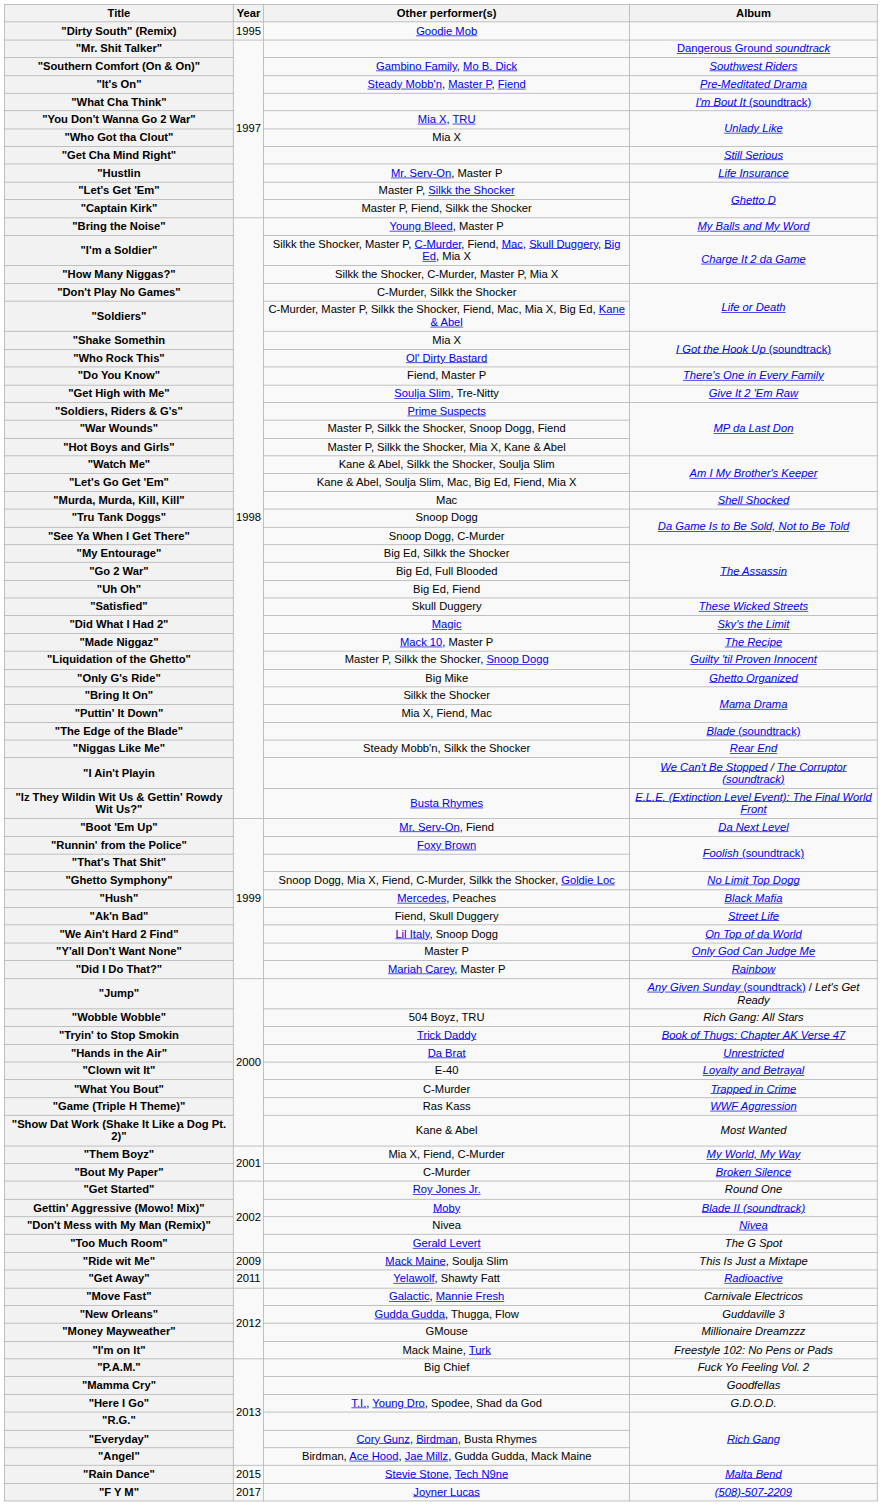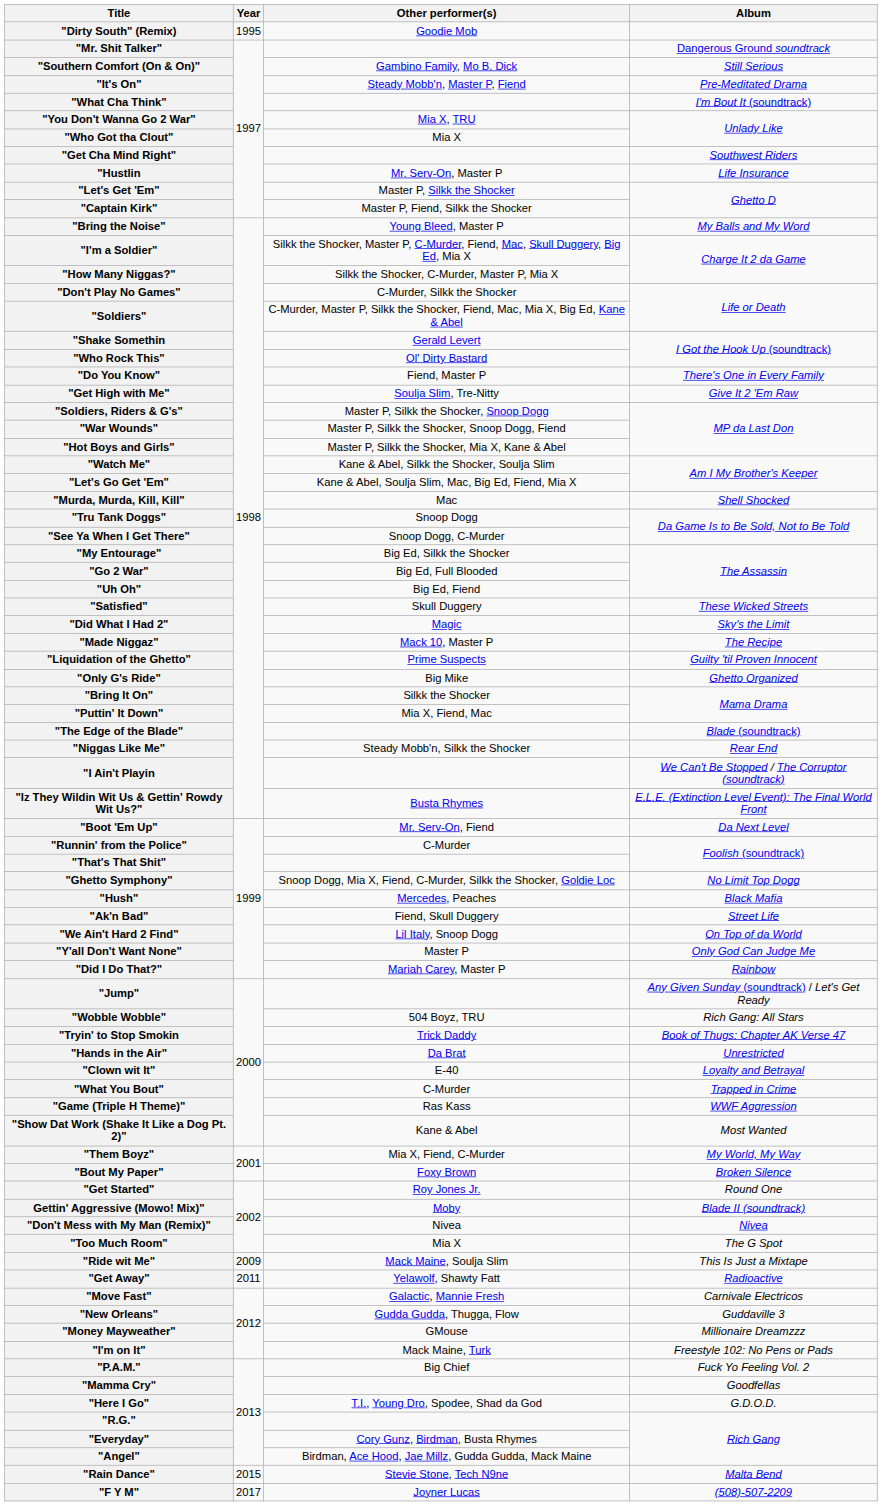(753, 66) Southwest Riders -> (753, 66) Still Serious
(753, 155) Still Serious -> (753, 155) Southwest Riders
(447, 340) Mia X -> (447, 340) Gerald Levert
(447, 411) Prime Suspects -> (447, 411) Master P, Silkk the Shocker, Snoop Dogg
(447, 660) Master P, Silkk the Shocker, Snoop Dogg -> (447, 660) Prime Suspects
(447, 845) Foxy Brown -> (447, 845) C-Murder
(447, 1172) C-Murder -> (447, 1172) Foxy Brown
(447, 1243) Gerald Levert -> (447, 1243) Mia X
